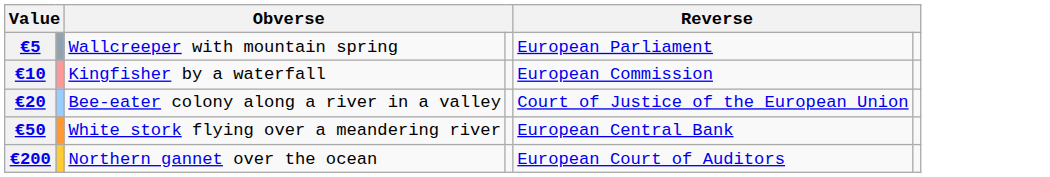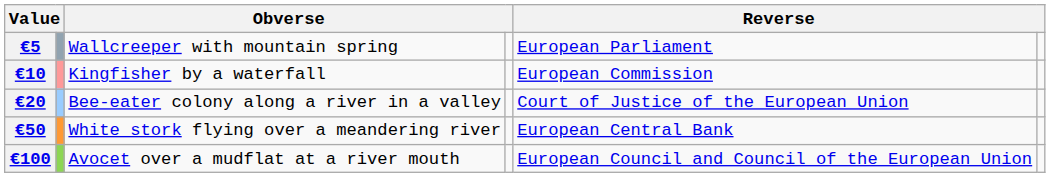+ row: (30, 158)
- row: (30, 158)
